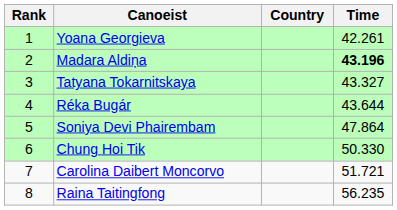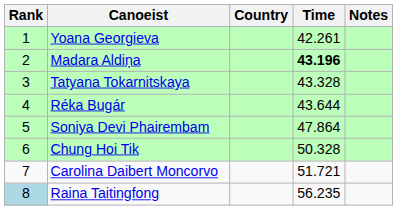+ column: (369, 15)
(363, 82) 43.327 -> (319, 82) 43.328
(363, 149) 50.330 -> (319, 149) 50.328
(29, 194) no background -> (26, 194) lightblue background
